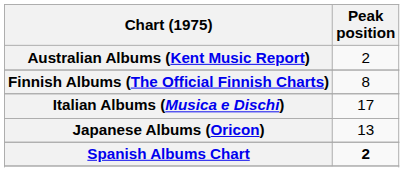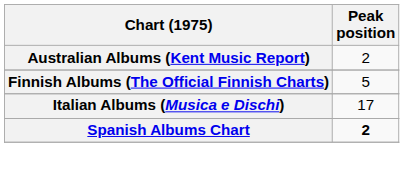(366, 81) 8 -> (366, 81) 5
- row: (169, 130)
